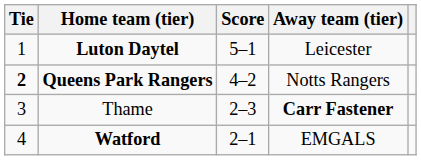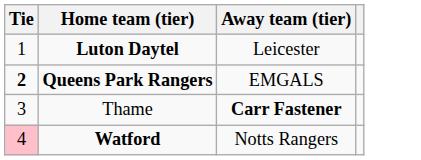- column: (243, 19)
(338, 79) Notts Rangers -> (286, 79) EMGALS
(21, 139) no background -> (21, 139) pink background
(338, 139) EMGALS -> (286, 139) Notts Rangers
